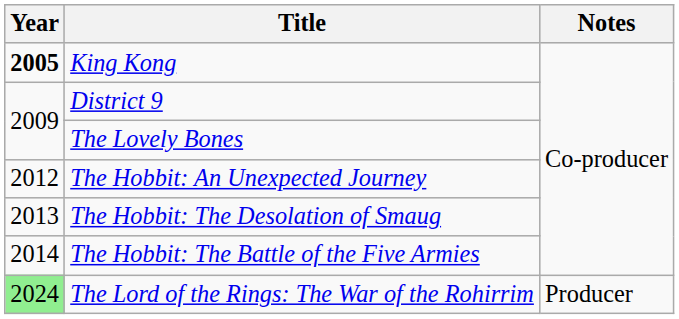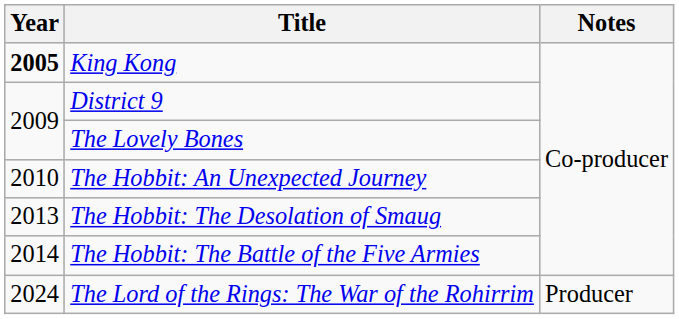(35, 178) 2012 -> (35, 178) 2010
(35, 293) lightgreen background -> (35, 293) no background
